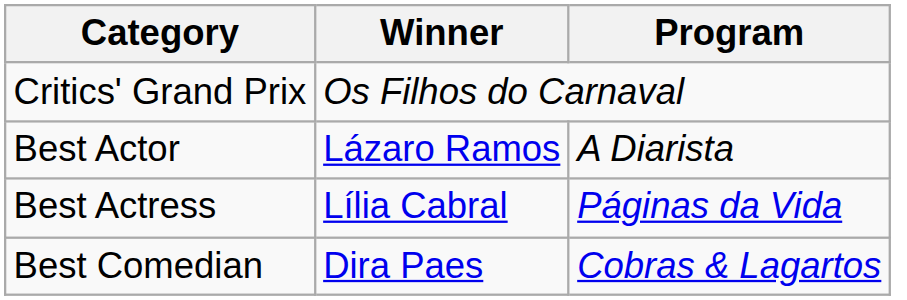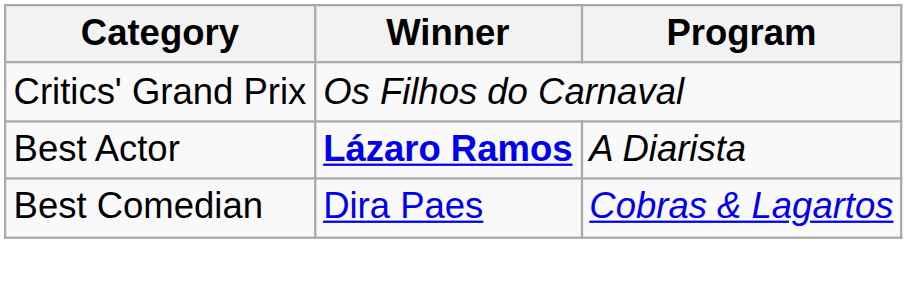(442, 149) normal -> (448, 149) bold
- row: (115, 206)
